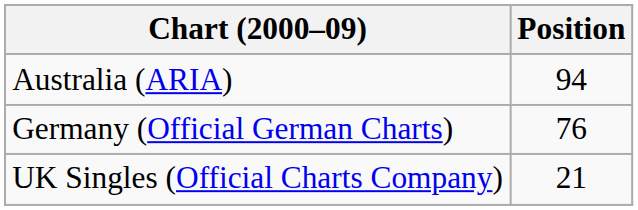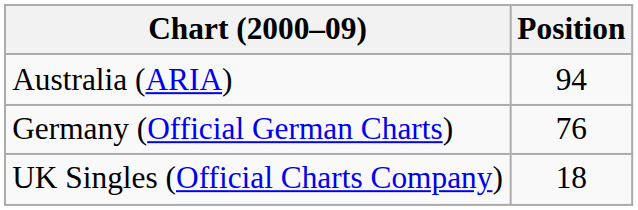(571, 178) 21 -> (571, 178) 18
